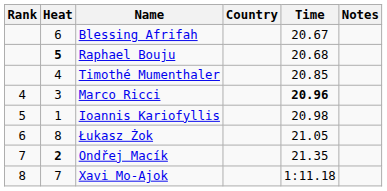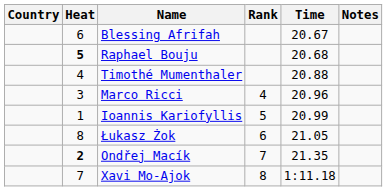columns swapped: (22, 15) <-> (252, 15)
(310, 75) 20.85 -> (310, 75) 20.88
(310, 95) bold -> (310, 95) normal
(310, 115) 20.98 -> (310, 115) 20.99
